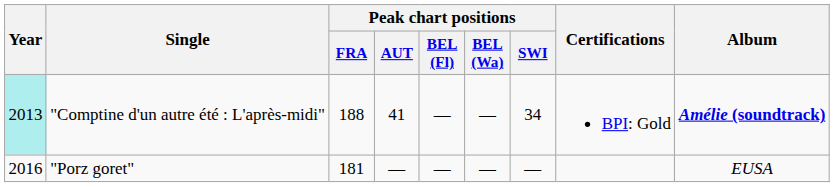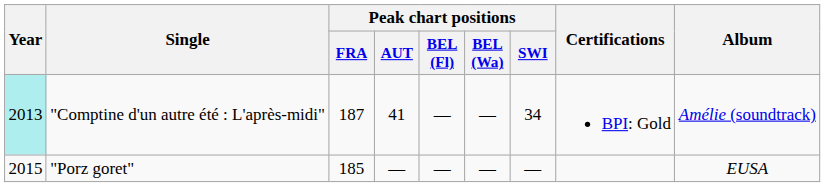(351, 114) 188 -> (351, 114) 187
(752, 114) bold -> (747, 114) normal
(25, 167) 2016 -> (25, 167) 2015
(351, 167) 181 -> (351, 167) 185
